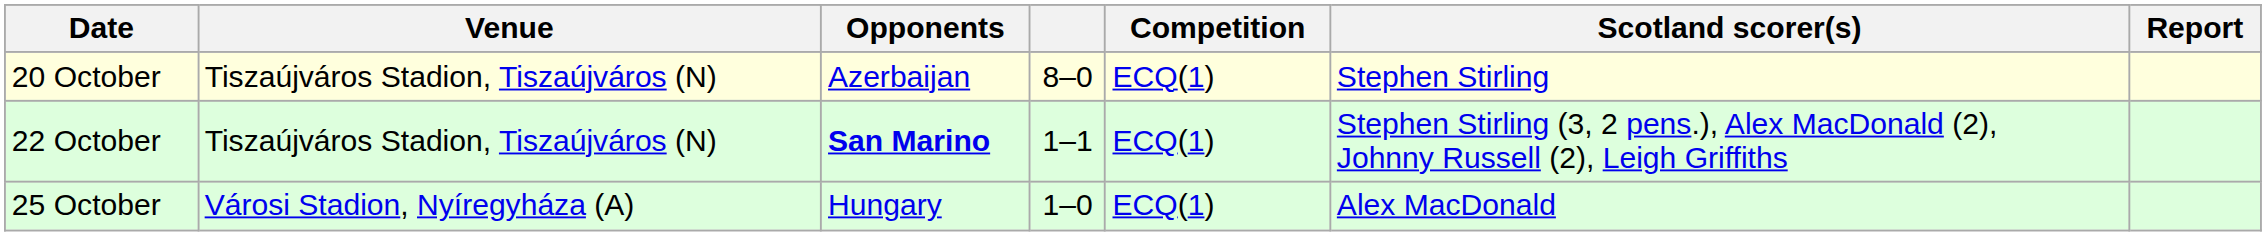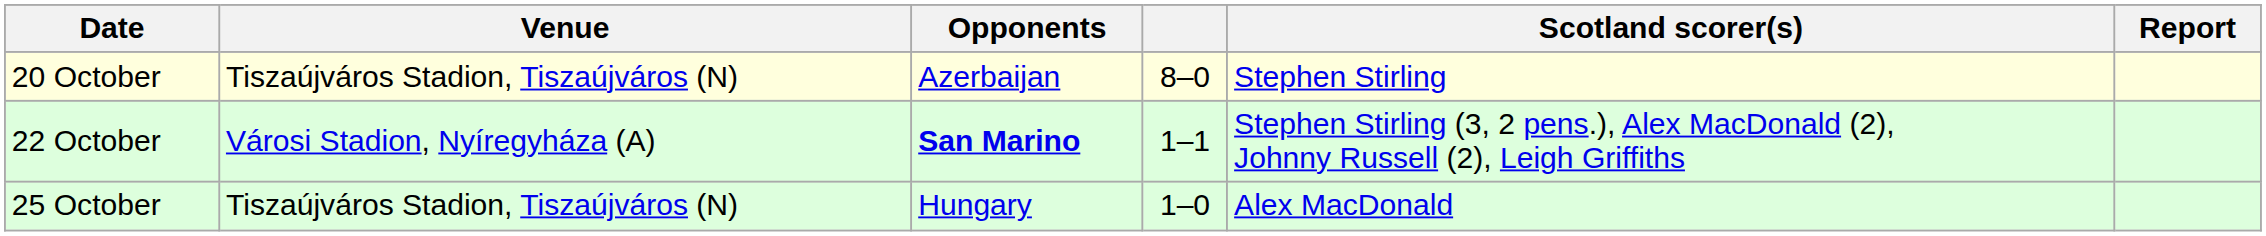- column: (1218, 28)
(461, 140) Tiszaújváros Stadion, Tiszaújváros (N) -> (441, 140) Városi Stadion, Nyíregyháza (A)
(420, 205) Városi Stadion, Nyíregyháza (A) -> (482, 205) Tiszaújváros Stadion, Tiszaújváros (N)
